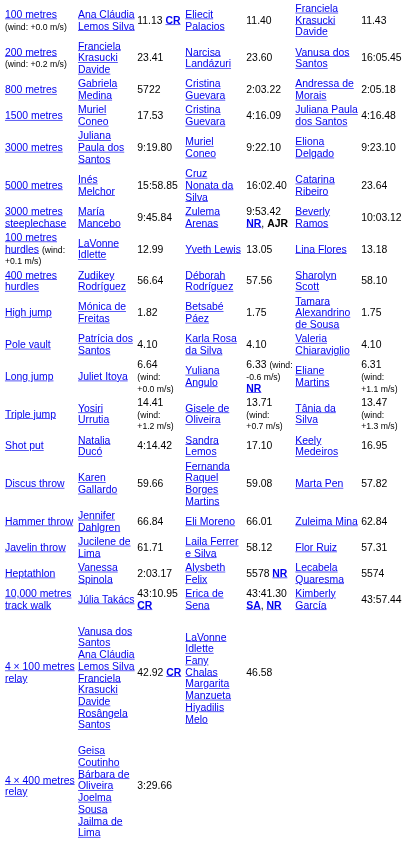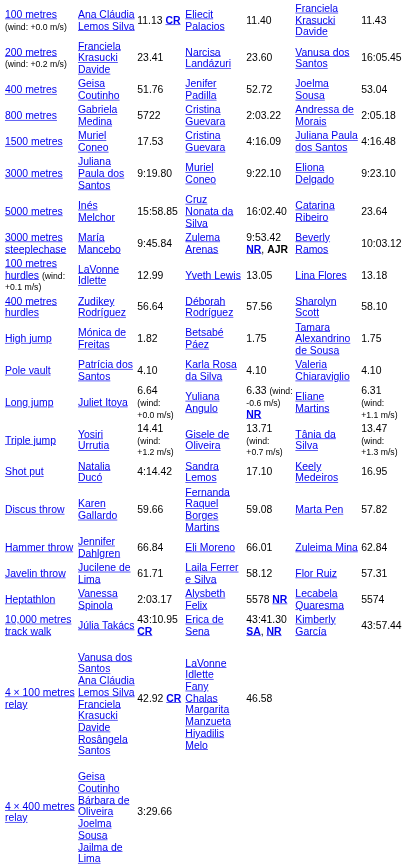+ row: (31, 90)
